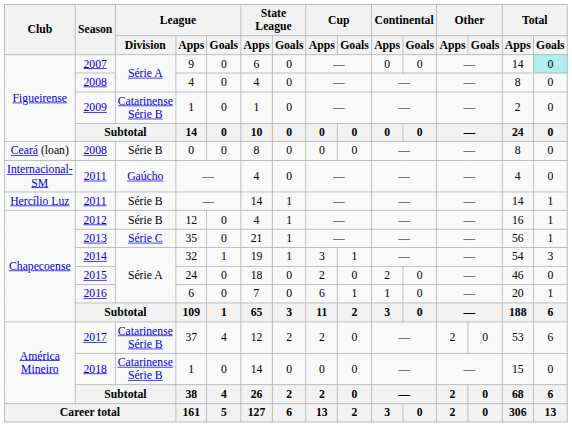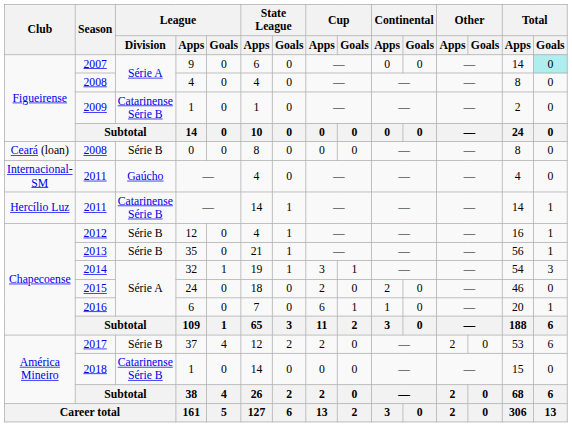(145, 201) Série B -> (145, 207) Catarinense Série B
(145, 238) Série C -> (145, 251) Série B
(145, 337) Catarinense Série B -> (145, 344) Série B
